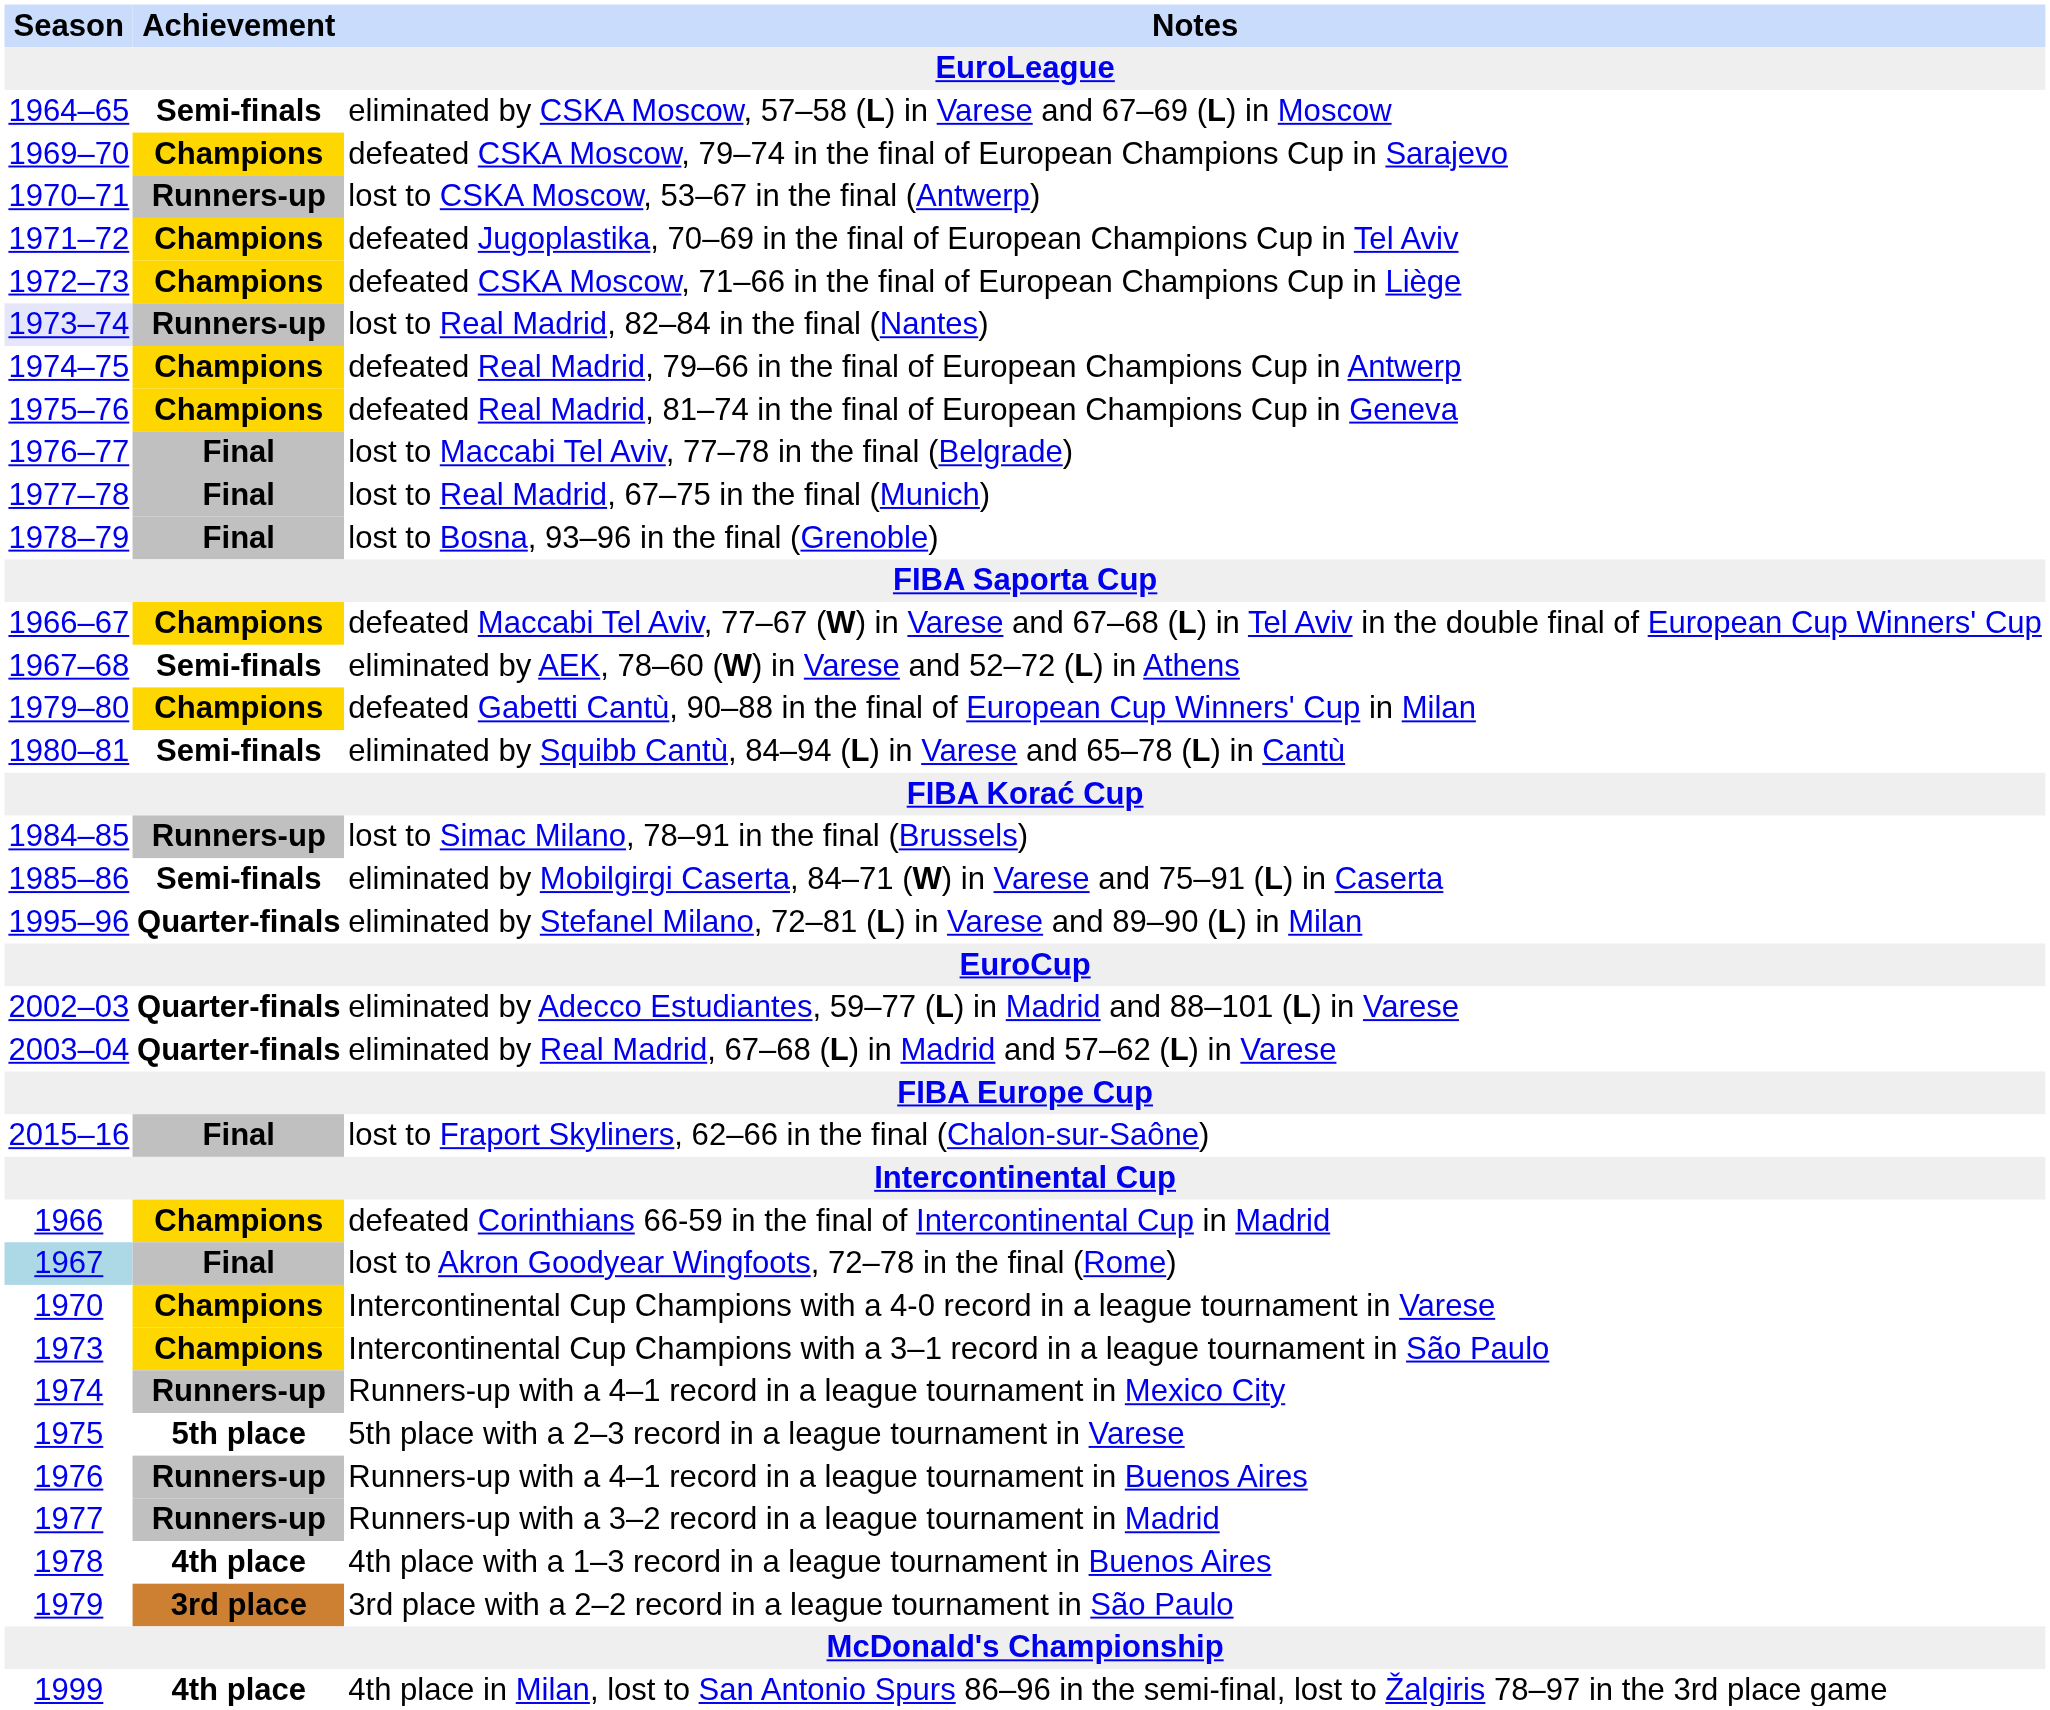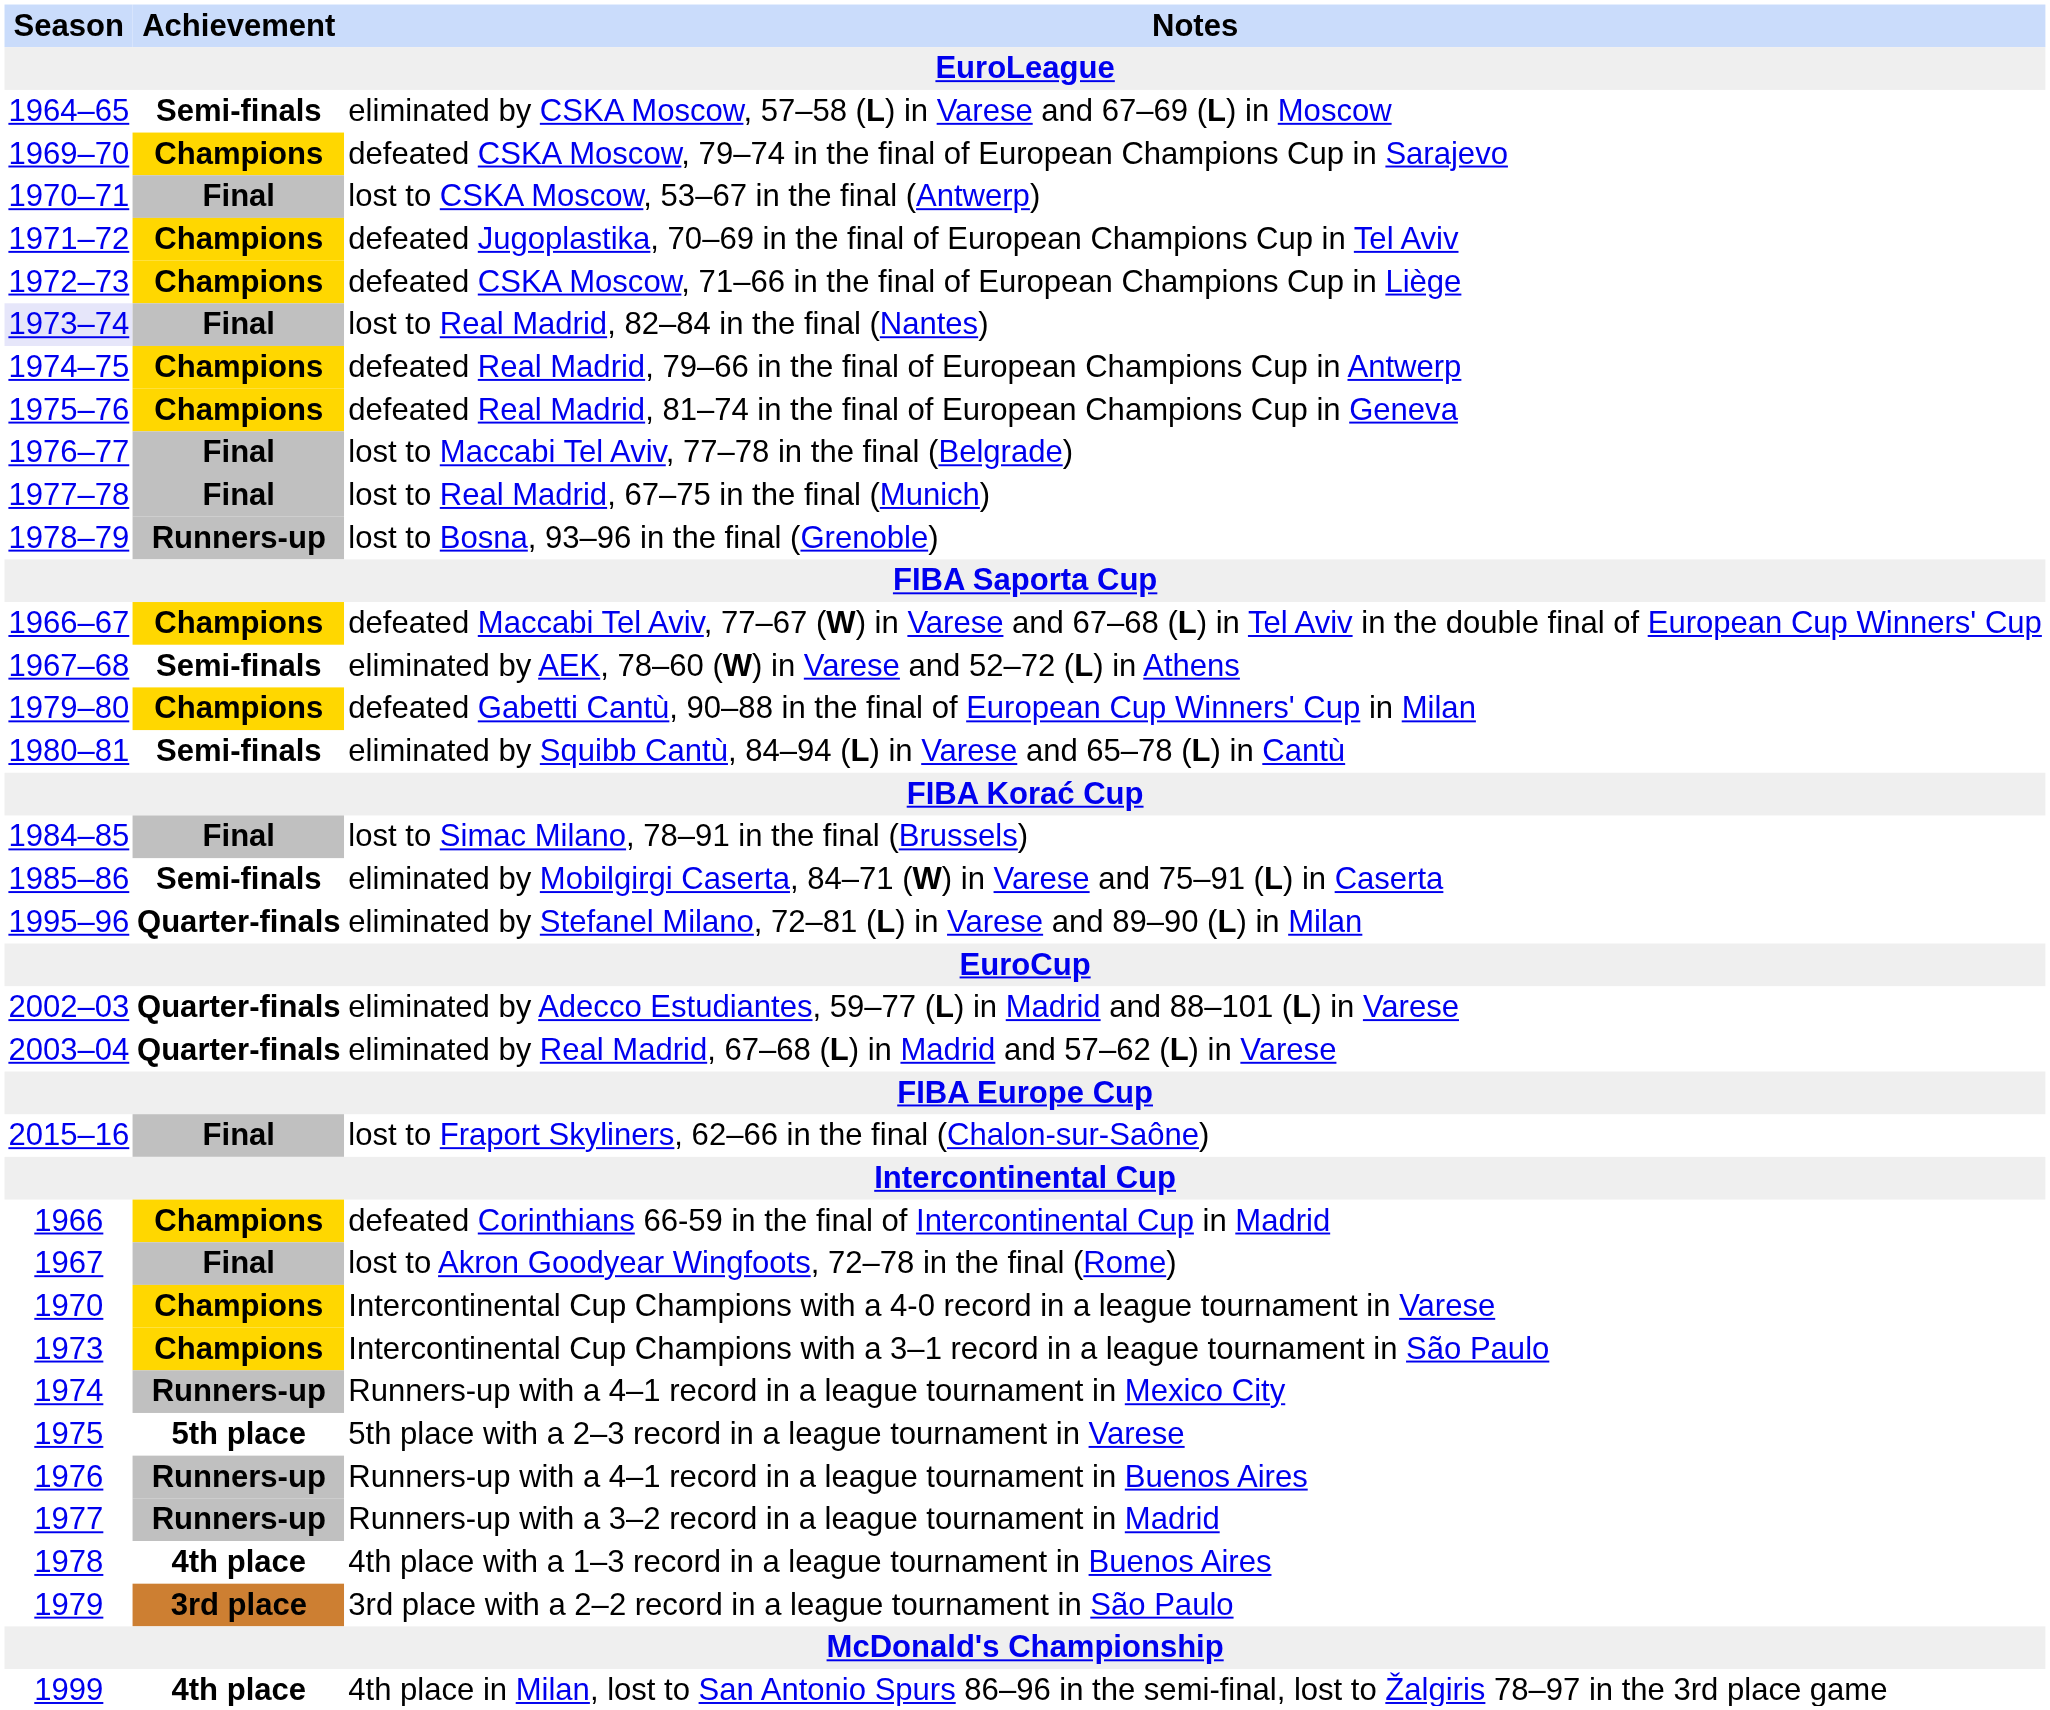(239, 196) Runners-up -> (239, 196) Final
(239, 324) Runners-up -> (239, 324) Final
(239, 537) Final -> (239, 537) Runners-up
(239, 836) Runners-up -> (239, 836) Final
(69, 1263) lightblue background -> (69, 1263) no background
